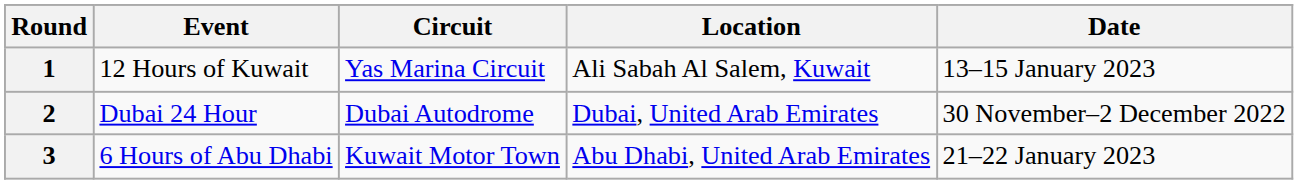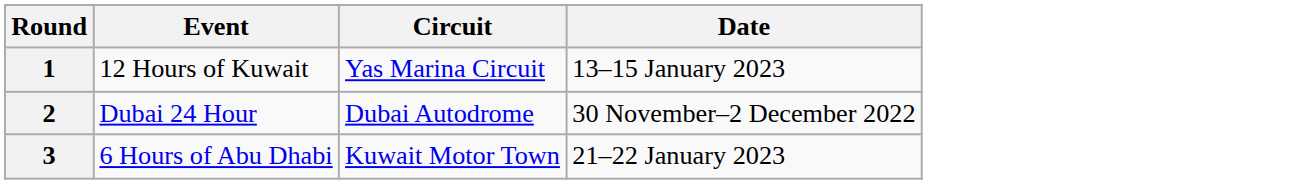- column: (751, 25)
